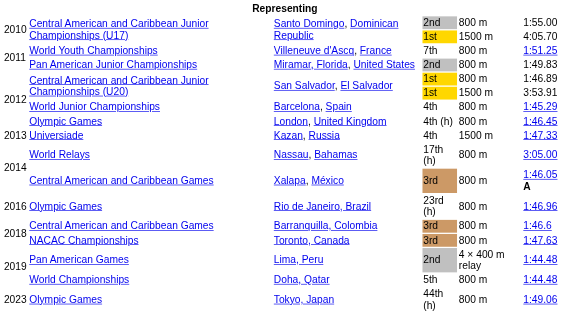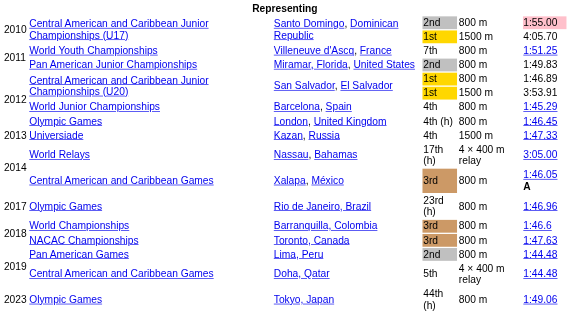(540, 22) no background -> (540, 22) pink background
(473, 155) 800 m -> (482, 155) 4 × 400 m relay
(15, 206) 2016 -> (15, 206) 2017
(121, 226) Central American and Caribbean Games -> (79, 226) World Championships
(482, 260) 4 × 400 m relay -> (473, 254) 800 m
(79, 280) World Championships -> (121, 274) Central American and Caribbean Games
(473, 280) 800 m -> (482, 274) 4 × 400 m relay
